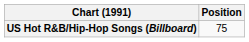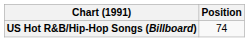(222, 28) 75 -> (222, 28) 74
